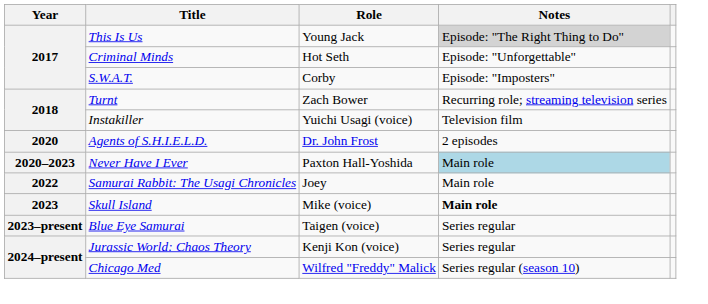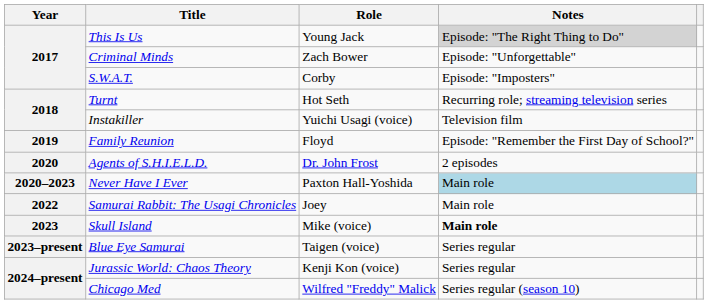(326, 57) Hot Seth -> (335, 57) Zach Bower
(335, 99) Zach Bower -> (326, 99) Hot Seth
+ row: (131, 141)
